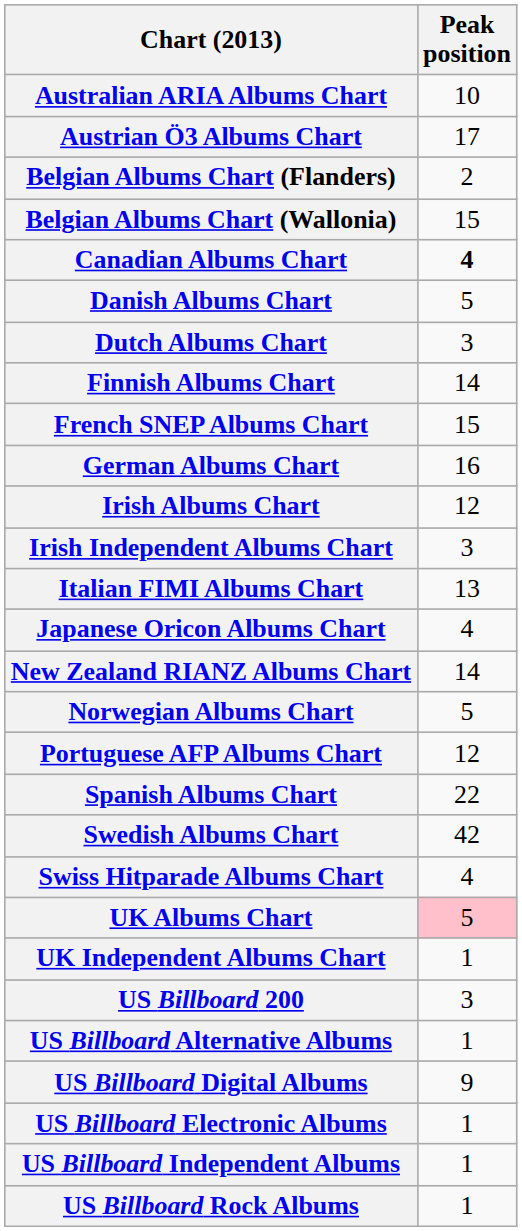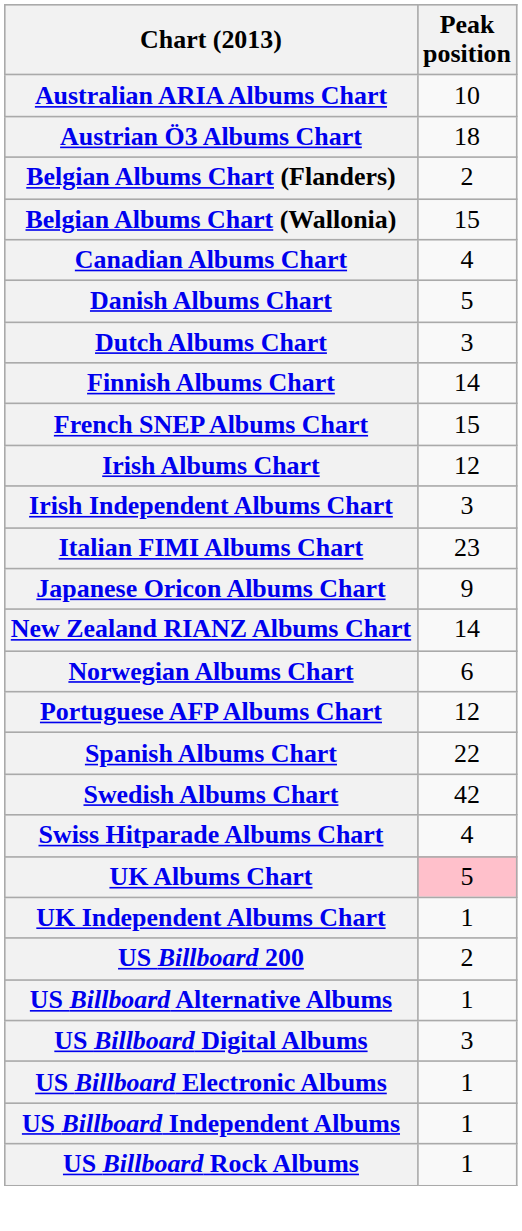(467, 136) 17 -> (467, 136) 18
(467, 259) bold -> (467, 259) normal
- row: (211, 465)
(467, 588) 13 -> (467, 547) 23
(467, 629) 4 -> (467, 588) 9
(467, 711) 5 -> (467, 670) 6
(467, 999) 3 -> (467, 958) 2
(467, 1081) 9 -> (467, 1040) 3
